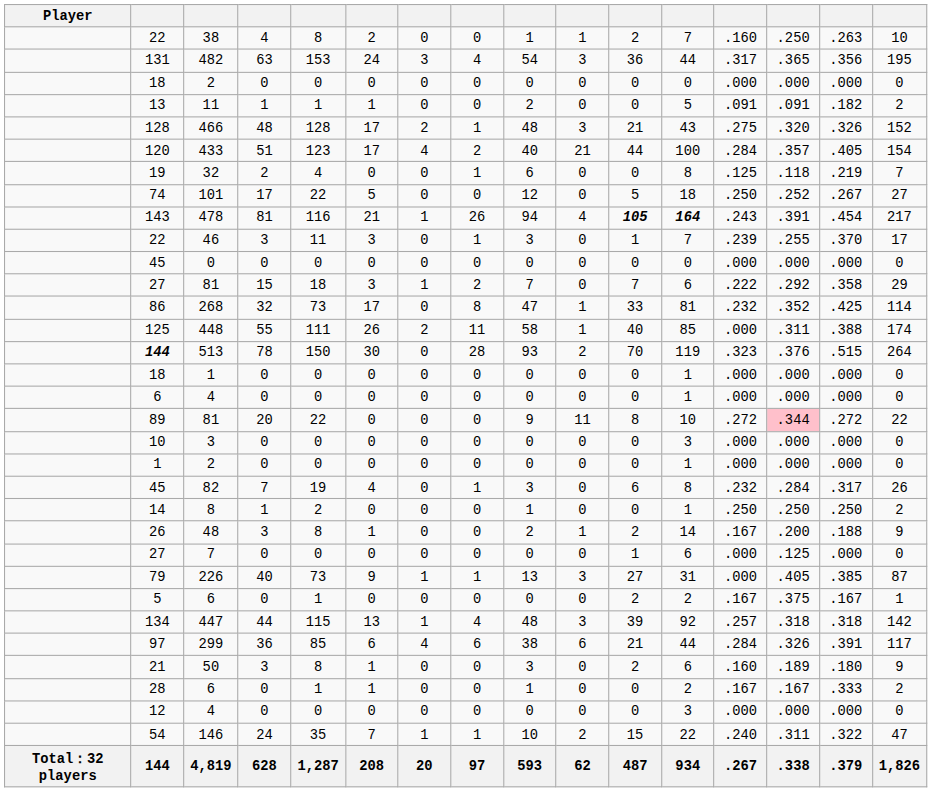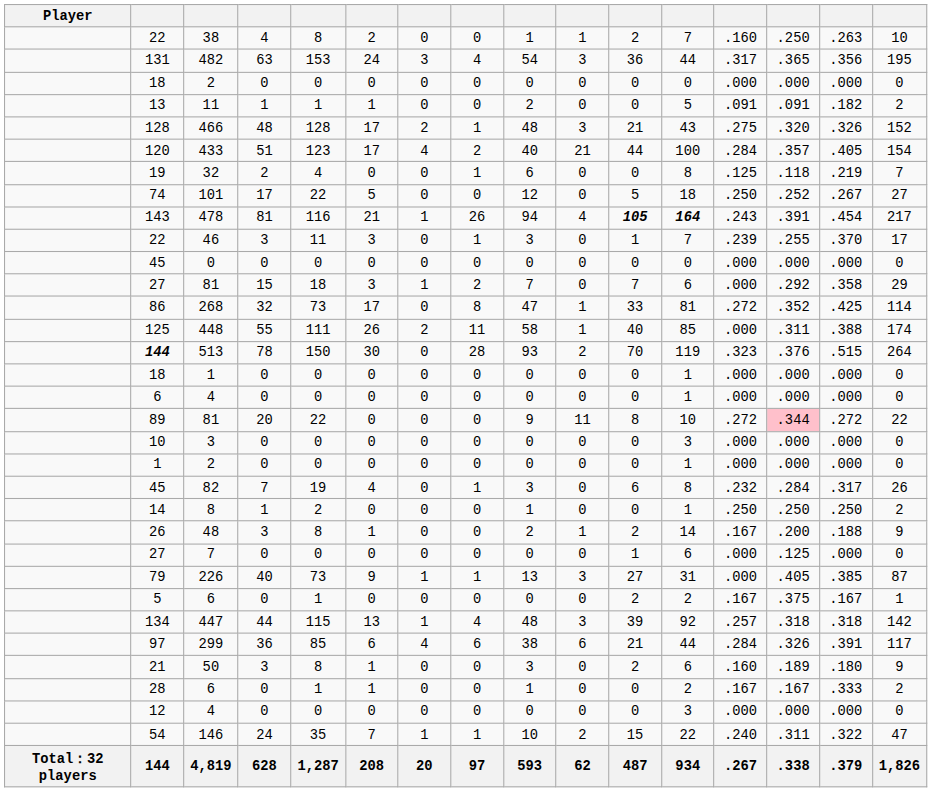(740, 285) .222 -> (740, 285) .000
(740, 308) .232 -> (740, 308) .272
